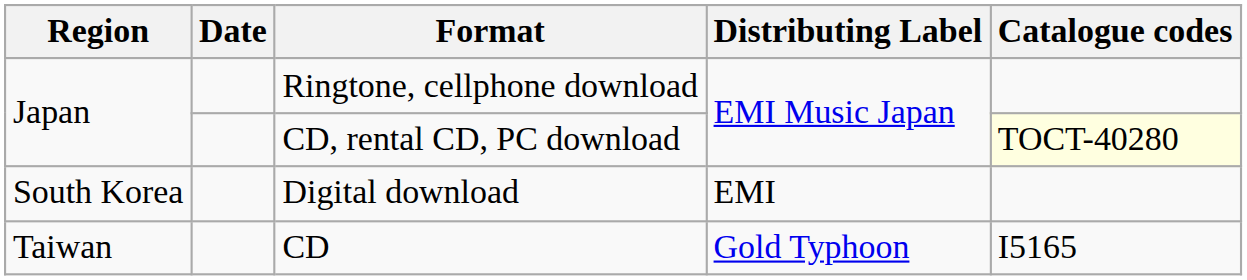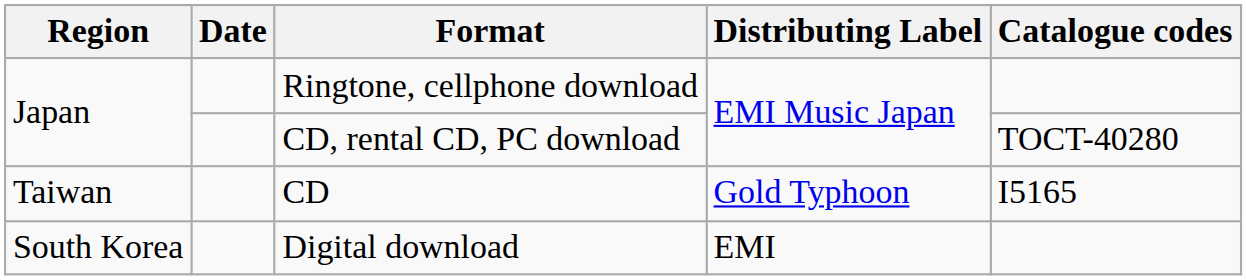(1088, 138) lightyellow background -> (1088, 138) no background
rows swapped: (401, 192) <-> (306, 246)
